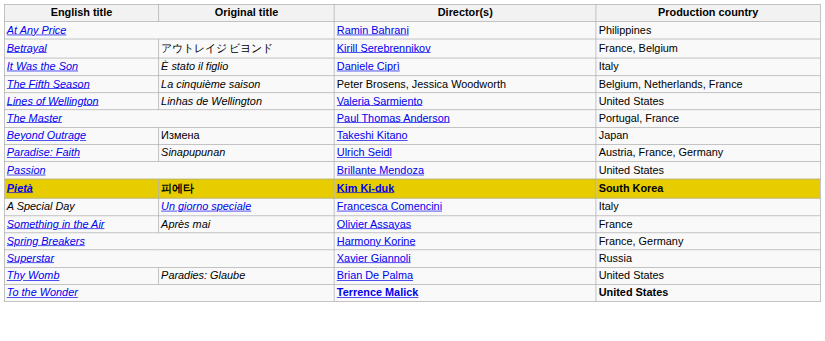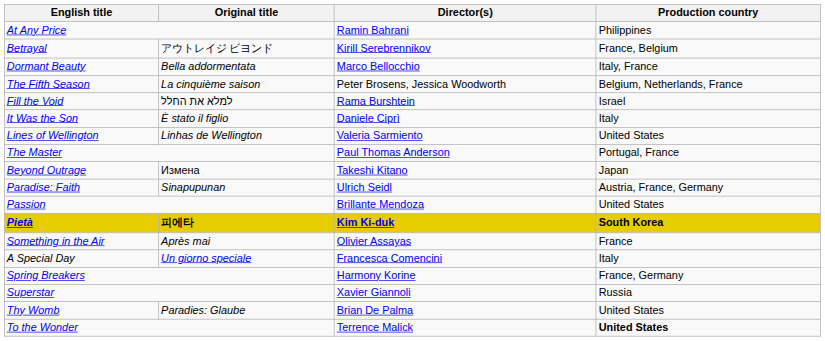+ row: (46, 66)
rows swapped: (48, 84) <-> (42, 66)
+ row: (35, 101)
rows swapped: (56, 224) <-> (41, 207)
(378, 293) bold -> (375, 327) normal
